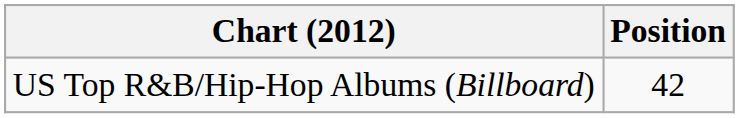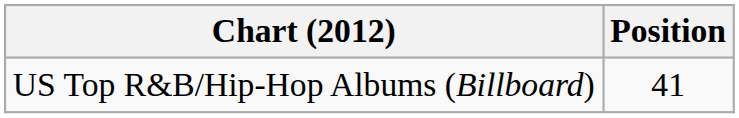(668, 84) 42 -> (668, 84) 41
